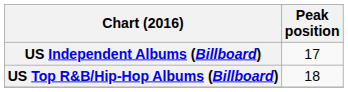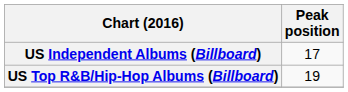(312, 76) 18 -> (312, 76) 19
